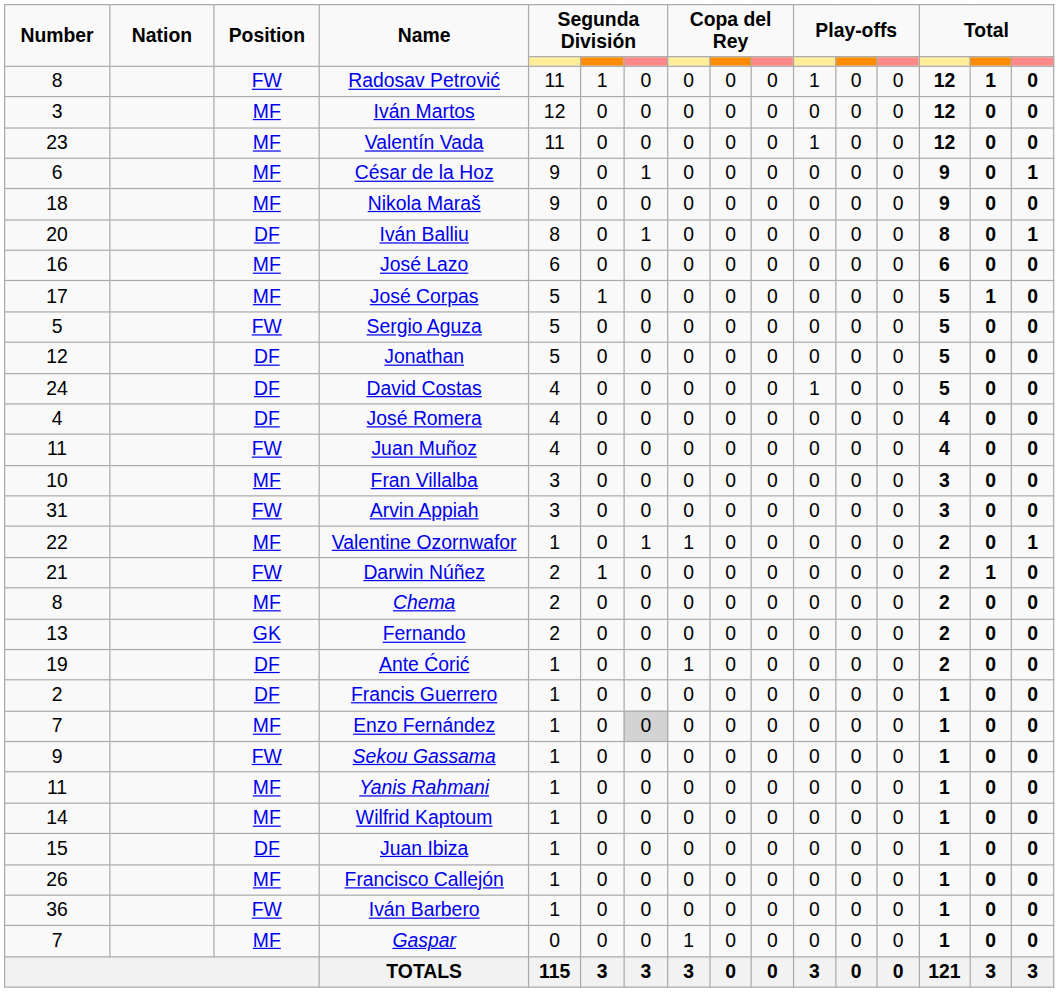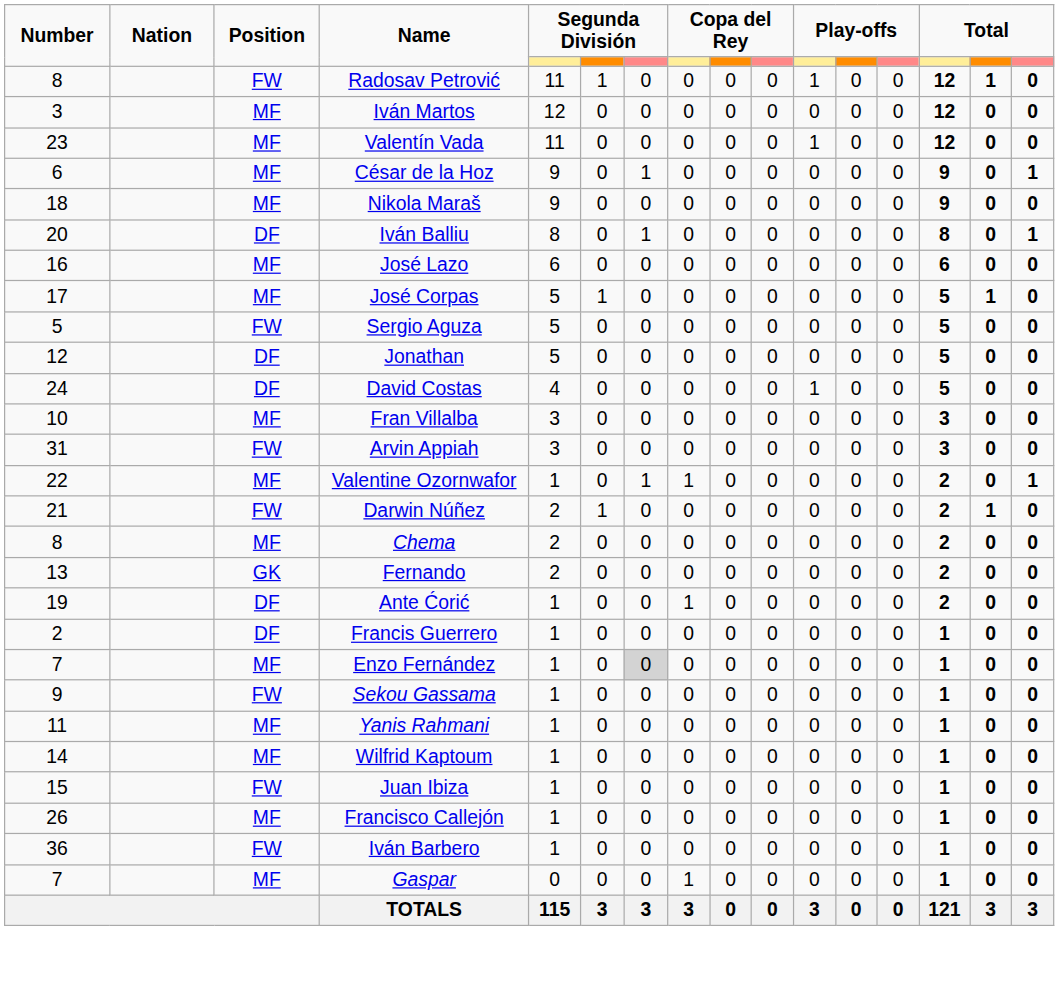- row: (424, 419)
- row: (424, 449)
(267, 848) DF -> (267, 787) FW
